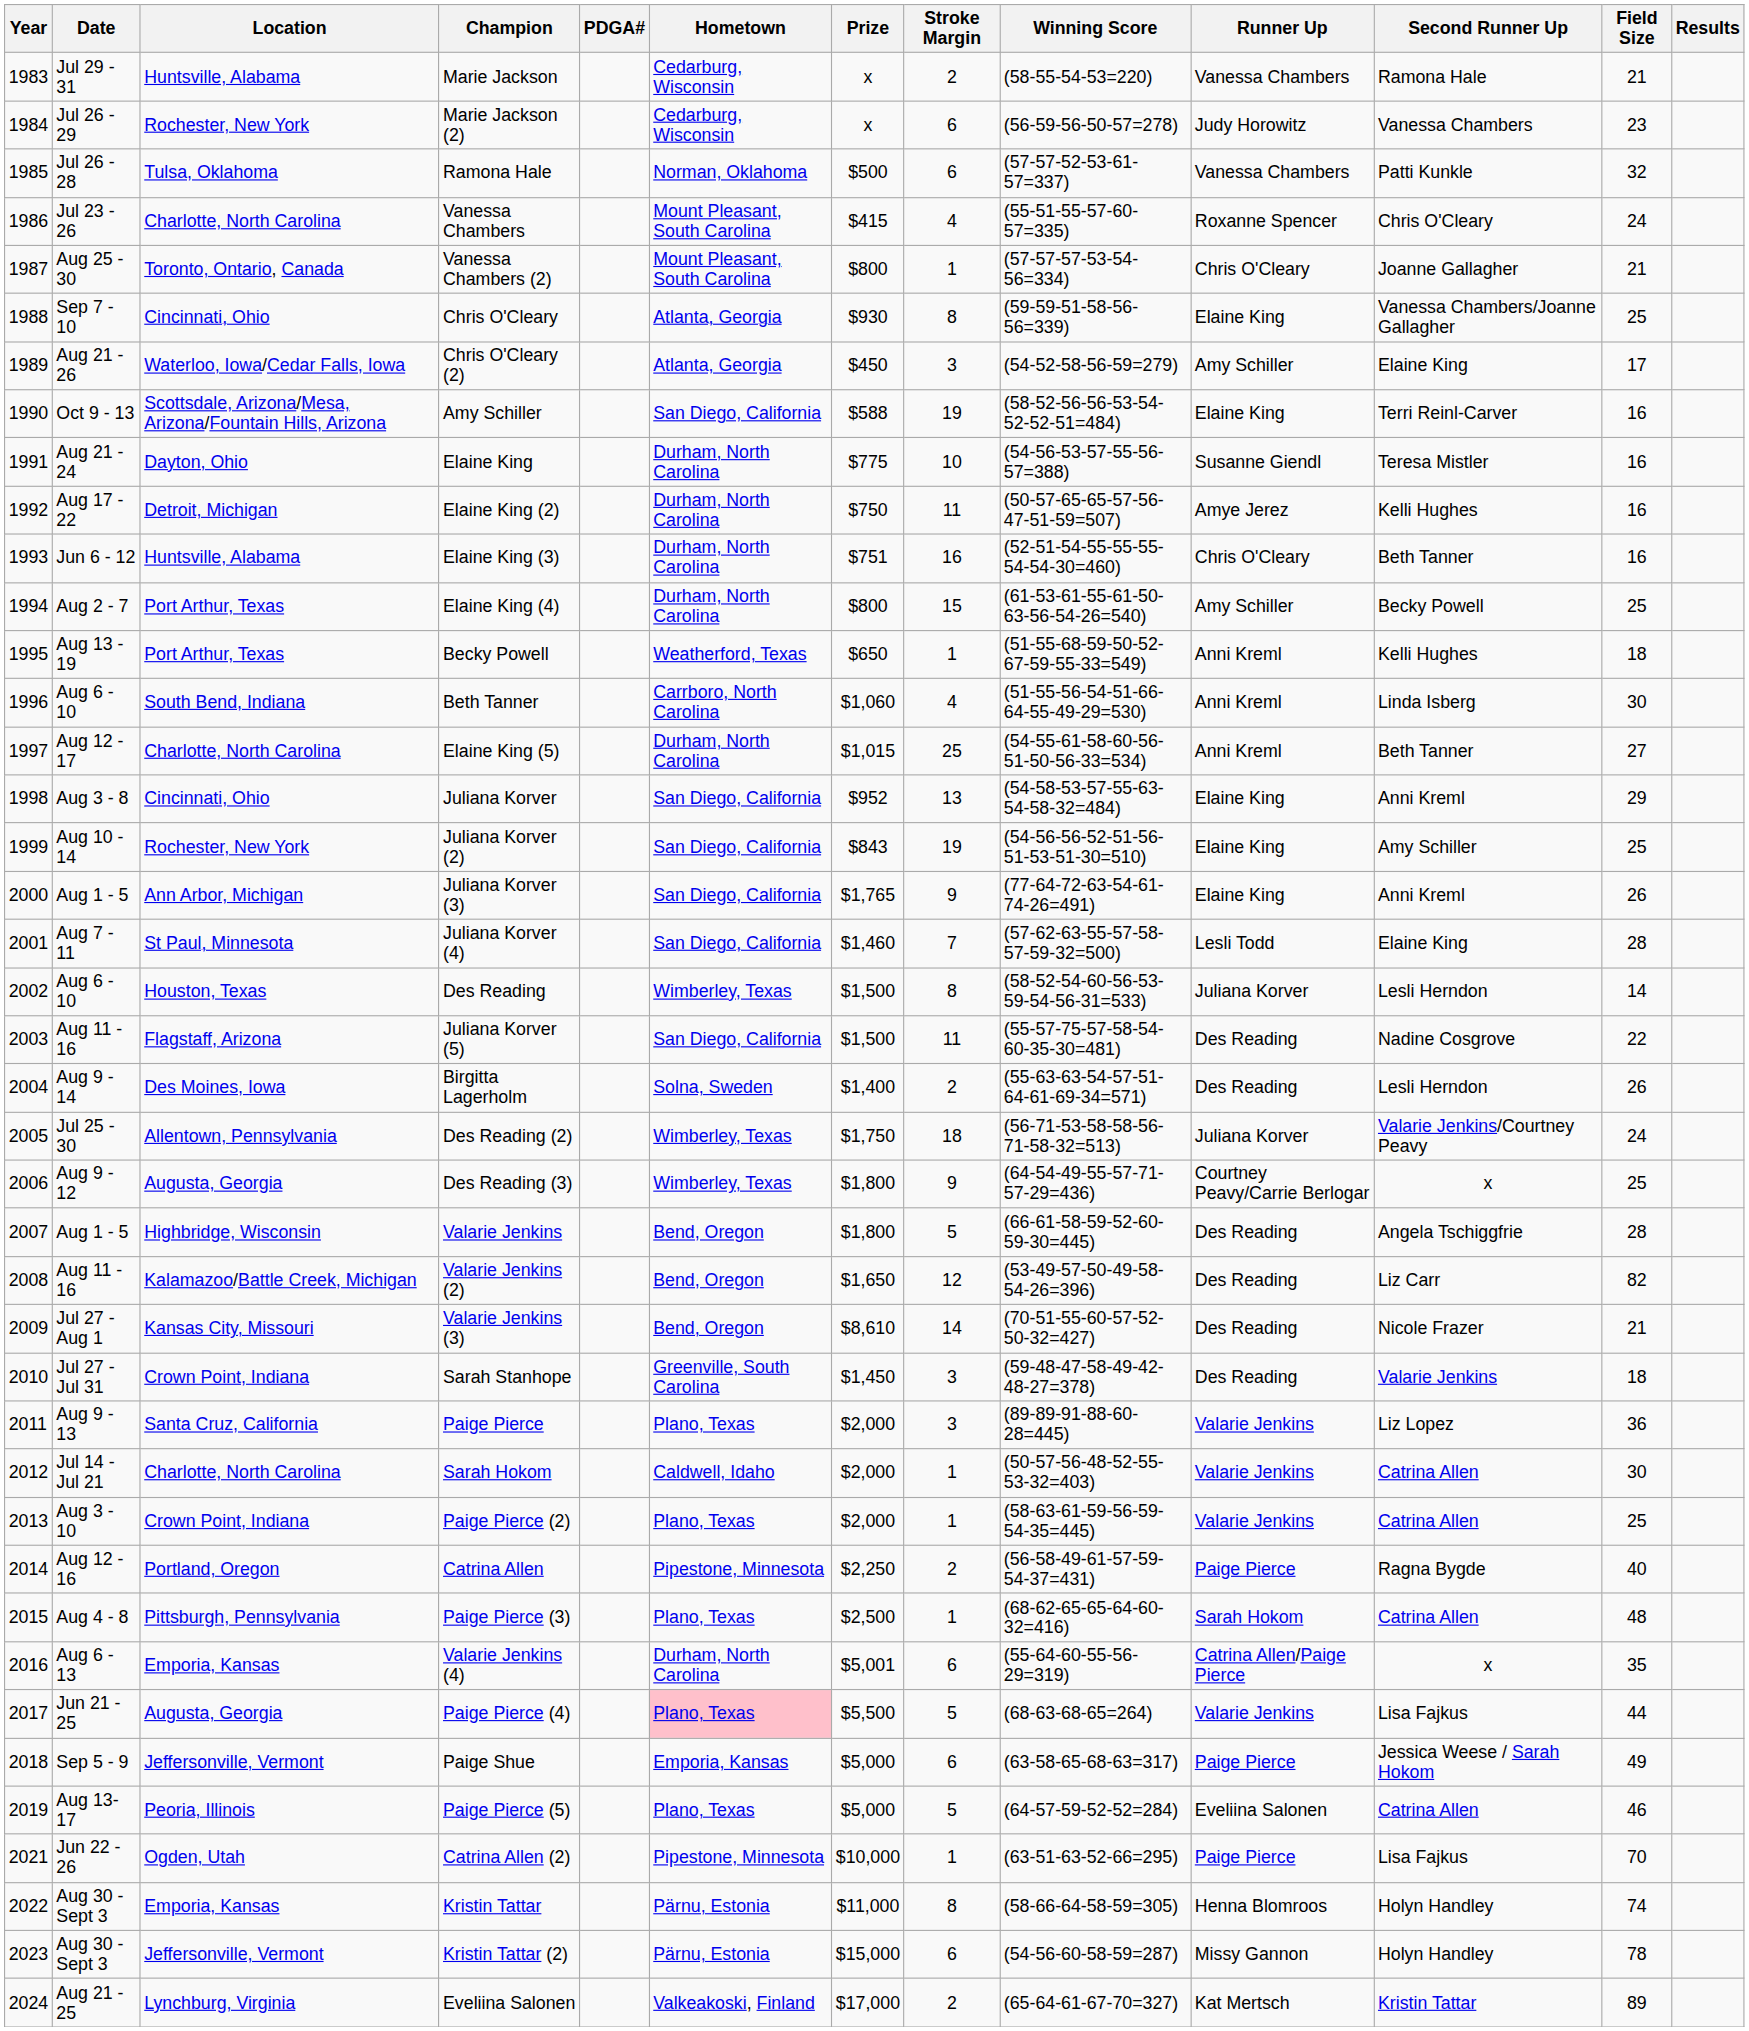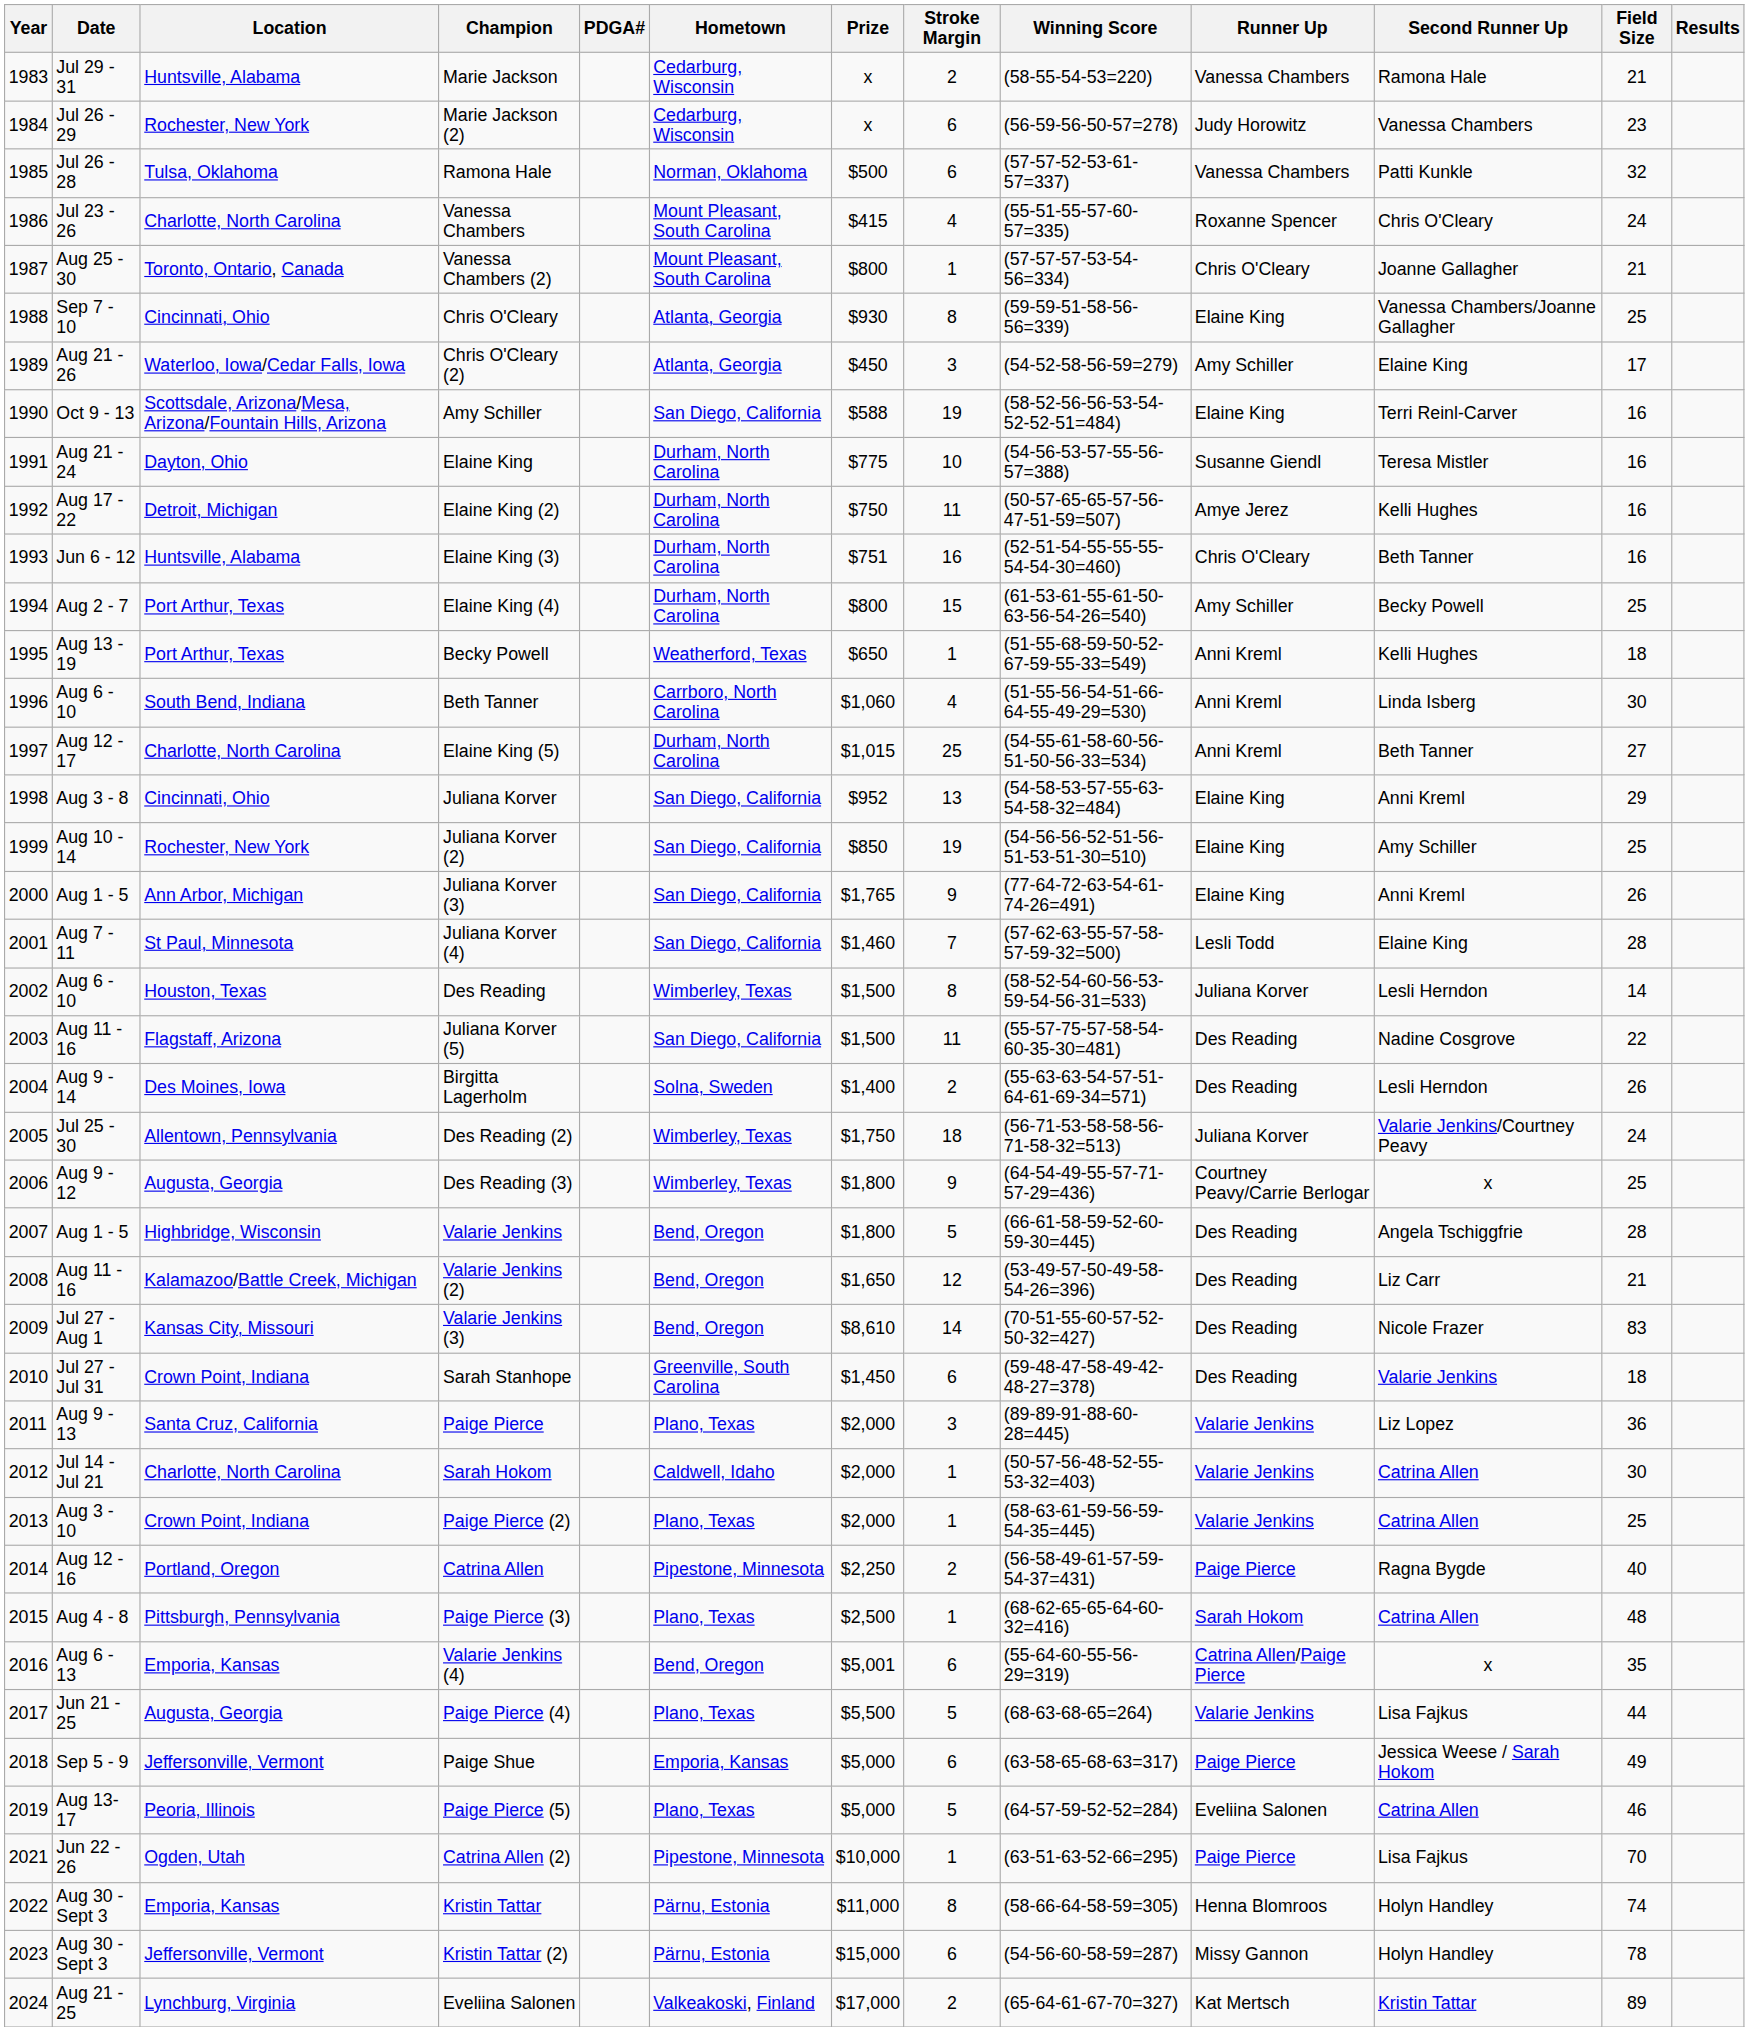(868, 847) $843 -> (868, 847) $850
(1637, 1280) 82 -> (1637, 1280) 21
(1637, 1328) 21 -> (1637, 1328) 83
(952, 1376) 3 -> (952, 1376) 6
(711, 1665) Durham, North Carolina -> (709, 1665) Bend, Oregon
(704, 1713) pink background -> (704, 1713) no background
